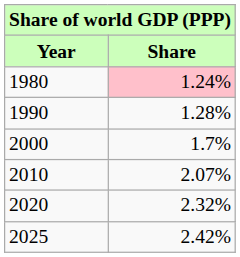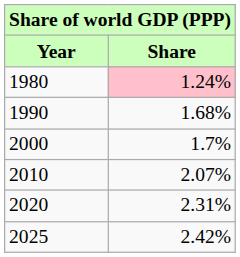(206, 112) 1.28% -> (206, 112) 1.68%
(206, 205) 2.32% -> (206, 205) 2.31%
